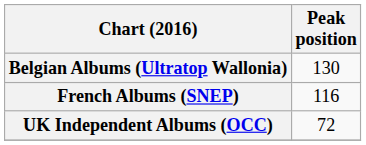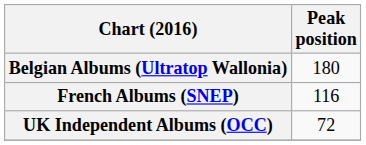(326, 67) 130 -> (326, 67) 180
